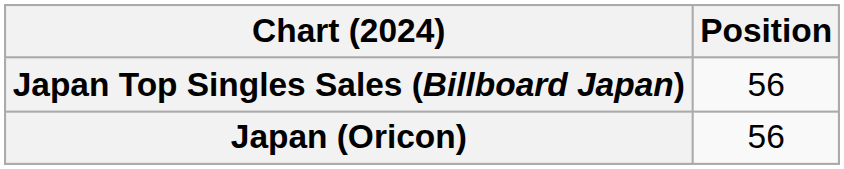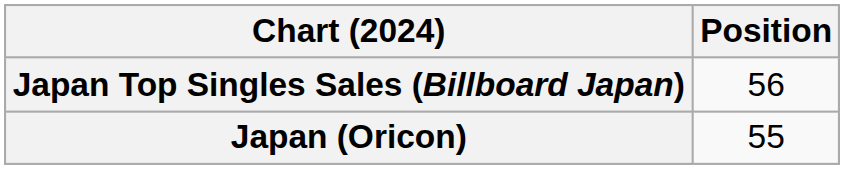(766, 137) 56 -> (766, 137) 55
